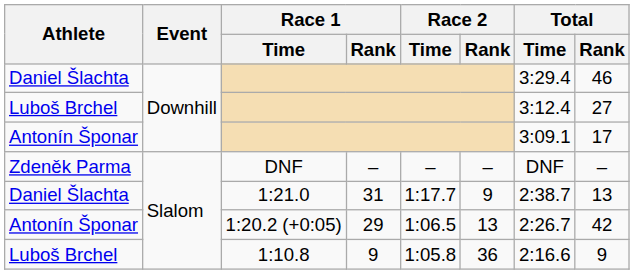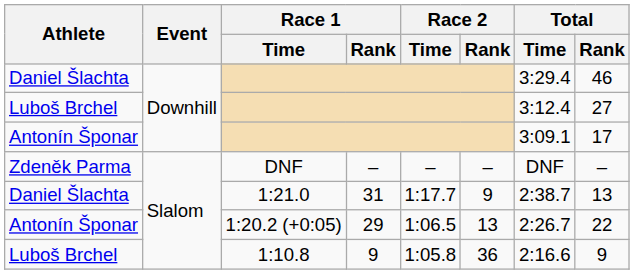(602, 225) 42 -> (602, 225) 22
